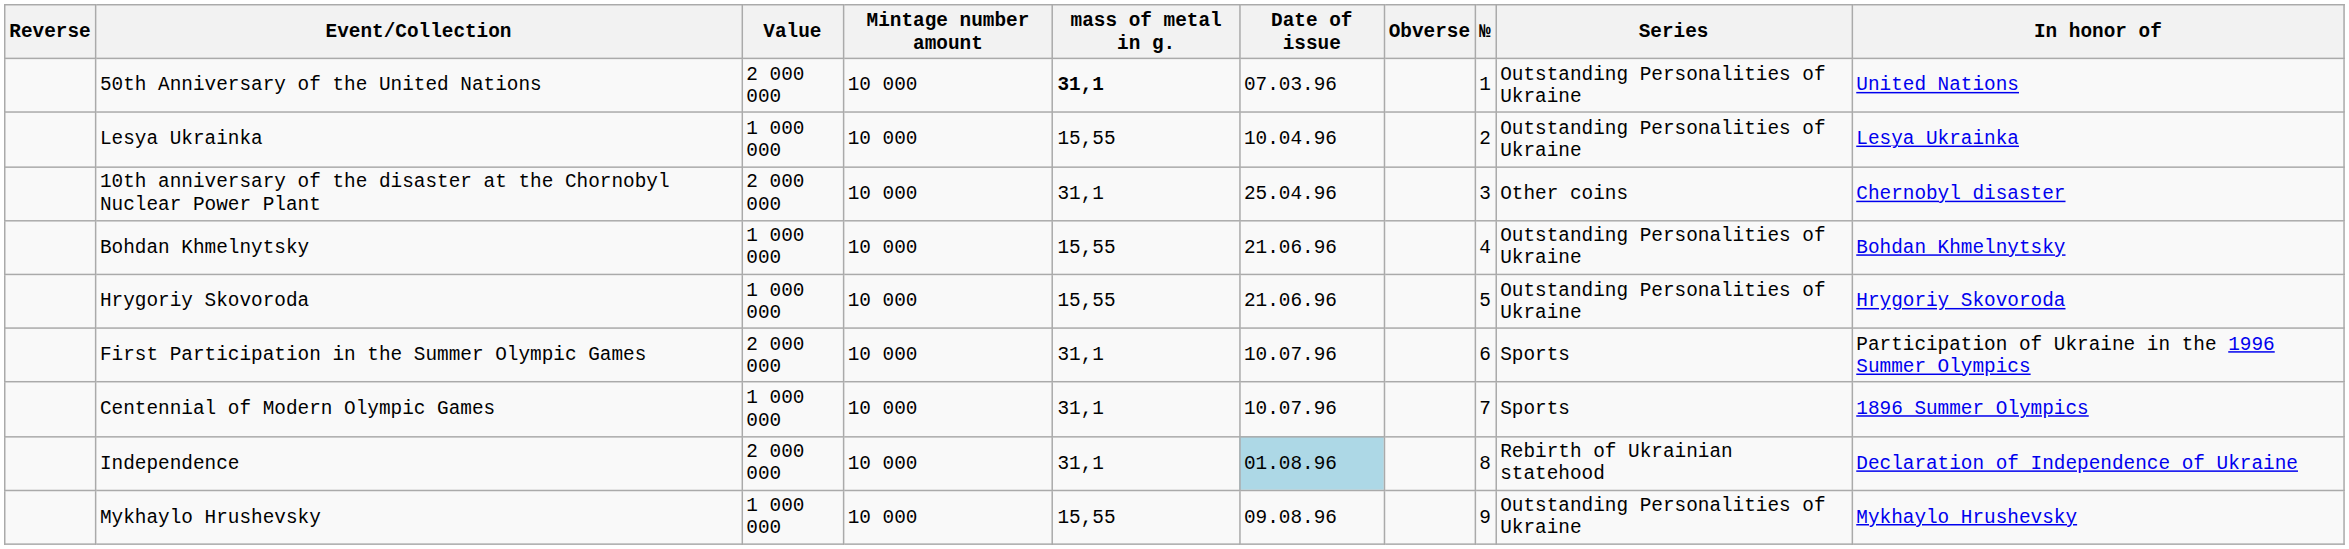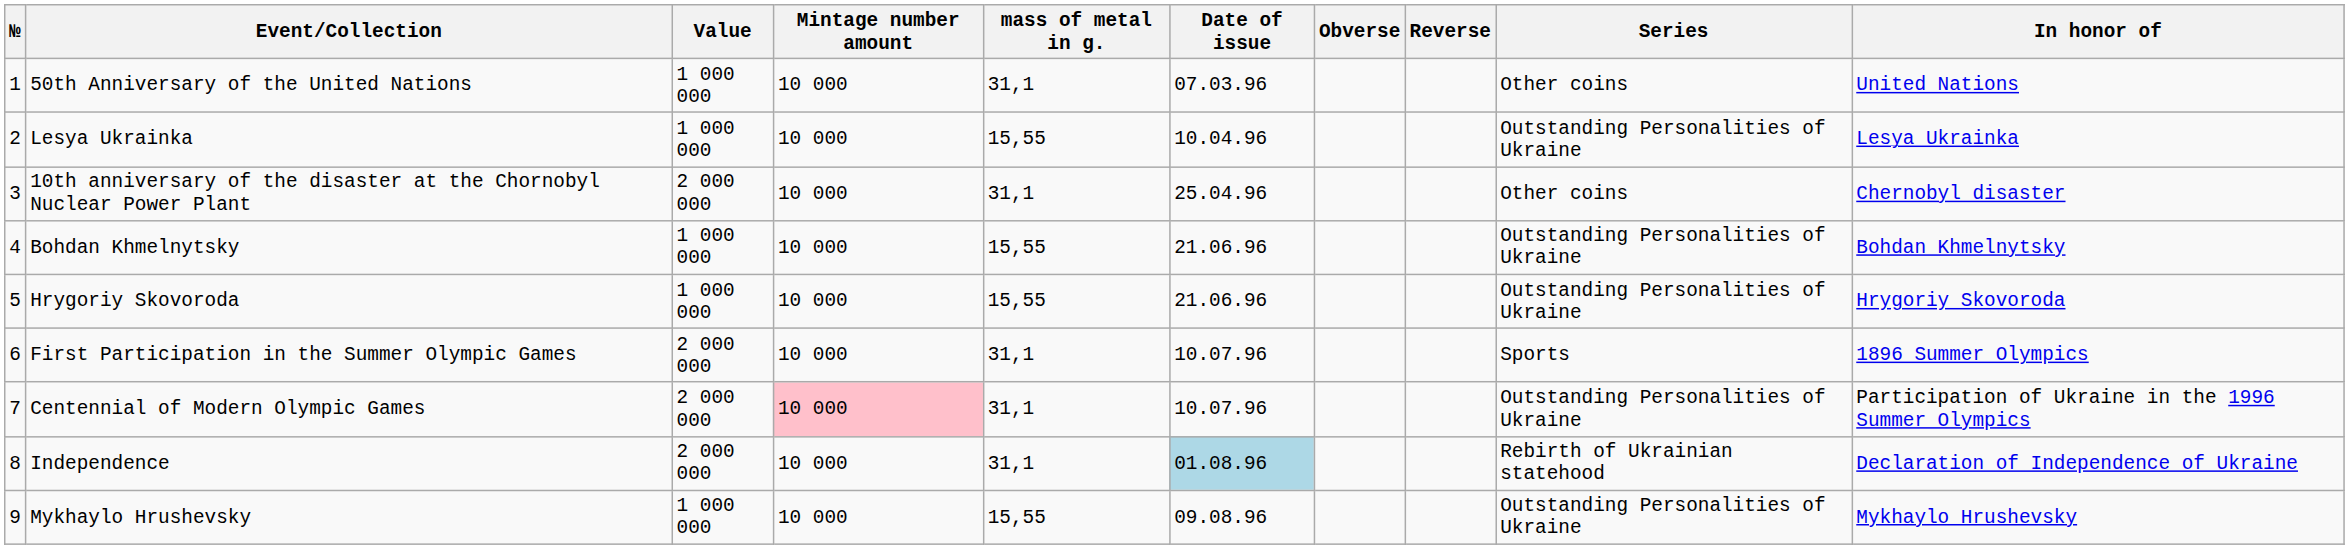columns swapped: (1485, 32) <-> (50, 32)
(775, 86) 2 000 000 -> (706, 86) 1 000 000
(1081, 86) bold -> (1011, 86) normal
(1663, 86) Outstanding Personalities of Ukraine -> (1564, 86) Other coins
(2065, 355) Participation of Ukraine in the 1996 Summer Olympics -> (1972, 355) 1896 Summer Olympics
(775, 409) 1 000 000 -> (706, 409) 2 000 000
(883, 409) no background -> (813, 409) pink background
(1535, 409) Sports -> (1663, 409) Outstanding Personalities of Ukraine
(1972, 409) 1896 Summer Olympics -> (2065, 409) Participation of Ukraine in the 1996 Summer Olympics
